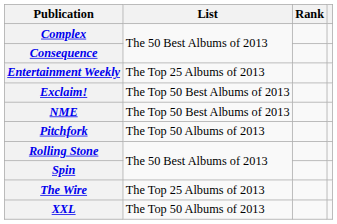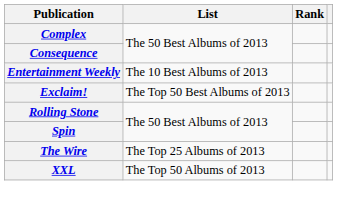(195, 72) The Top 25 Albums of 2013 -> (197, 72) The 10 Best Albums of 2013
- row: (64, 111)
- row: (64, 131)
